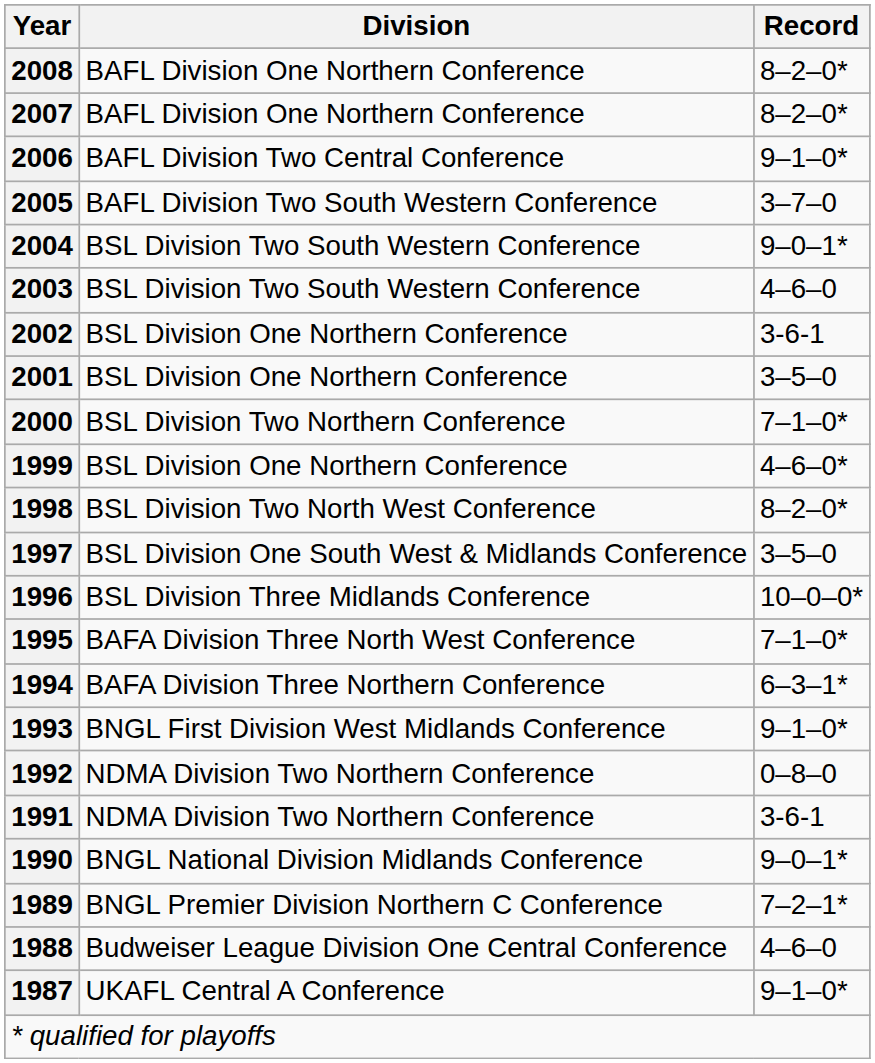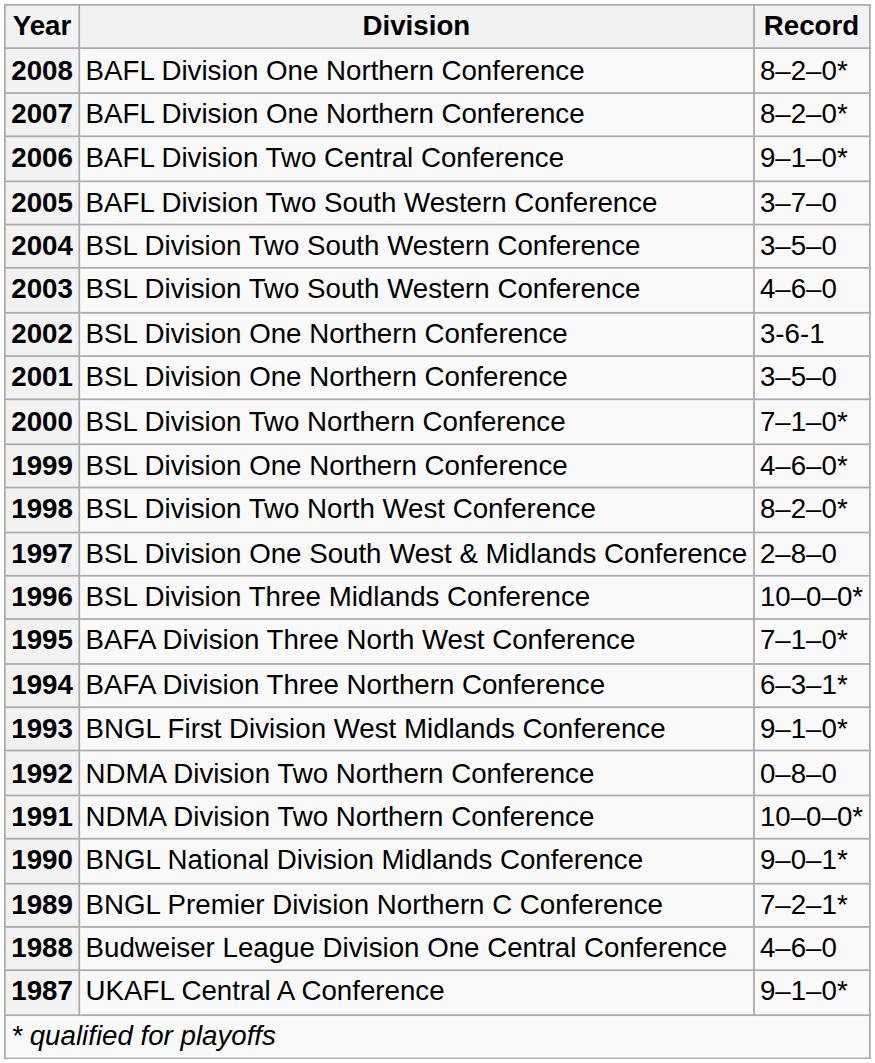(804, 245) 9–0–1* -> (798, 245) 3–5–0
(798, 553) 3–5–0 -> (798, 553) 2–8–0
(792, 816) 3-6-1 -> (812, 816) 10–0–0*
